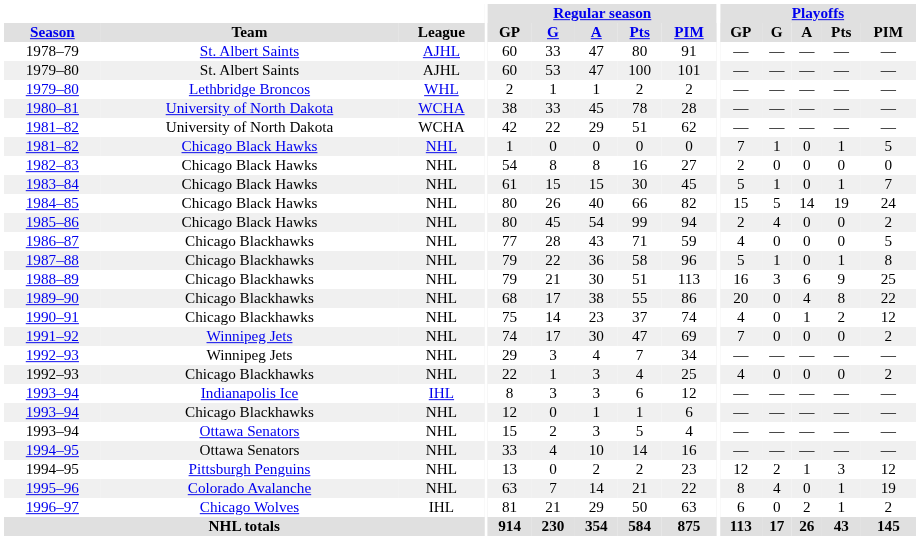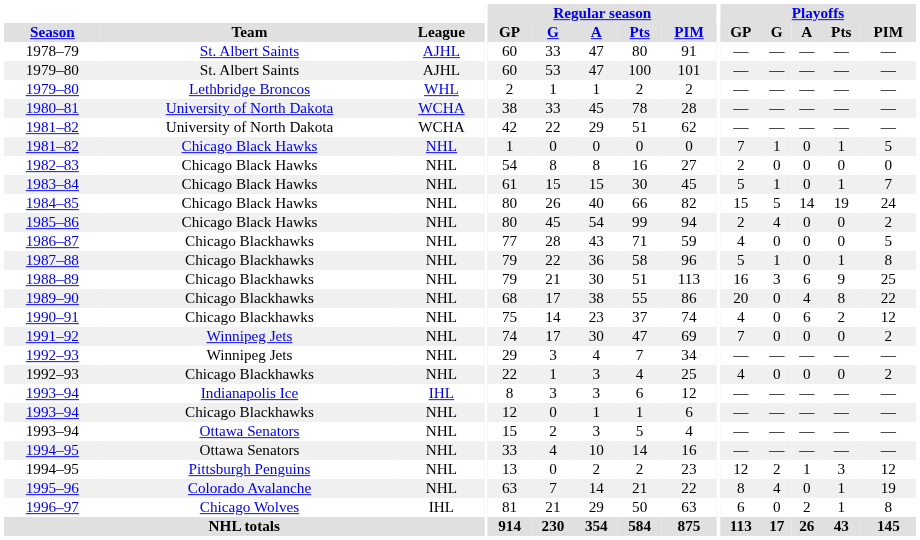(807, 317) 1 -> (807, 317) 6
(888, 507) 2 -> (888, 507) 8
